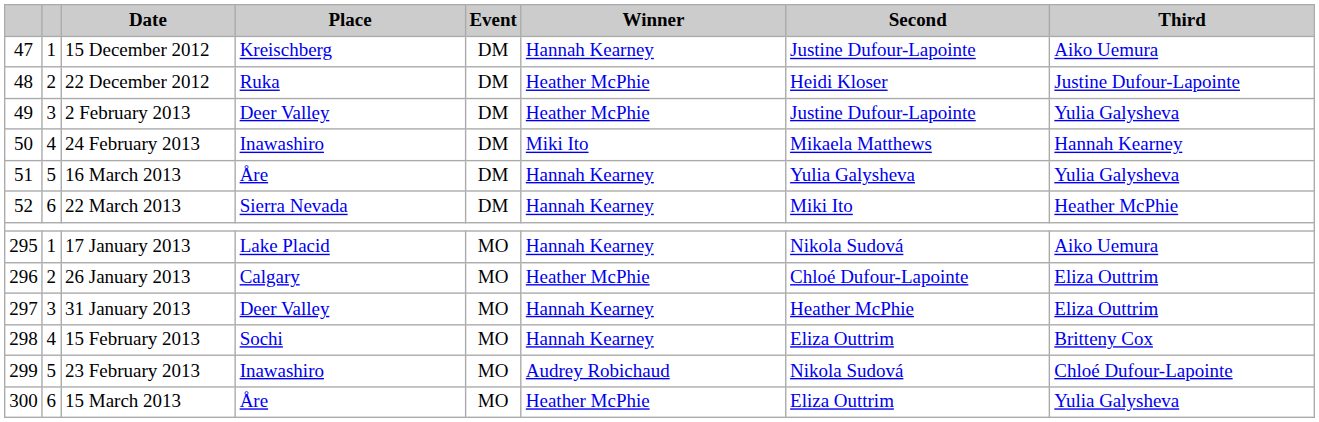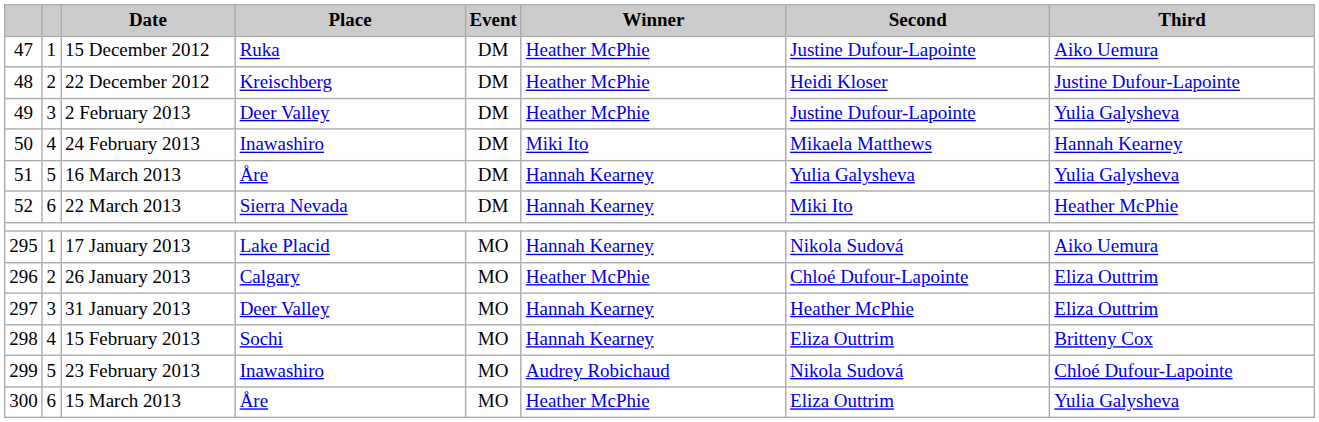(286, 50) Kreischberg -> (260, 50) Ruka
(590, 50) Hannah Kearney -> (588, 50) Heather McPhie
(260, 81) Ruka -> (286, 81) Kreischberg
